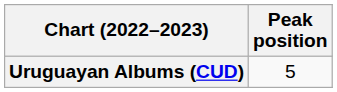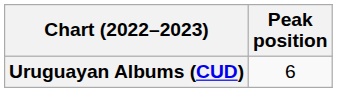(290, 71) 5 -> (290, 71) 6
